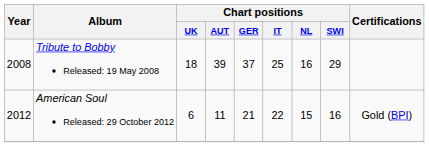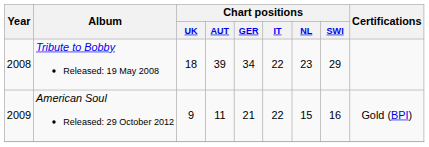(249, 64) 37 -> (249, 64) 34
(277, 64) 25 -> (277, 64) 22
(306, 64) 16 -> (306, 64) 23
(19, 115) 2012 -> (19, 115) 2009
(191, 115) 6 -> (191, 115) 9
